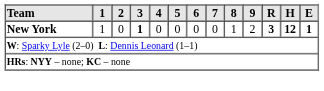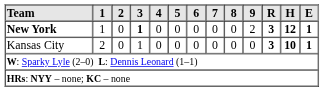(234, 29) 1 -> (234, 29) 0
+ row: (36, 45)
